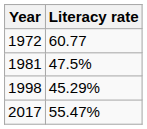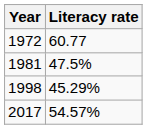(74, 112) 55.47% -> (74, 112) 54.57%
